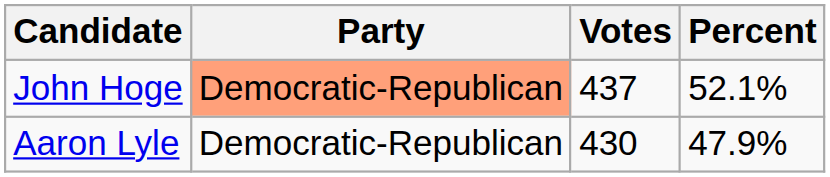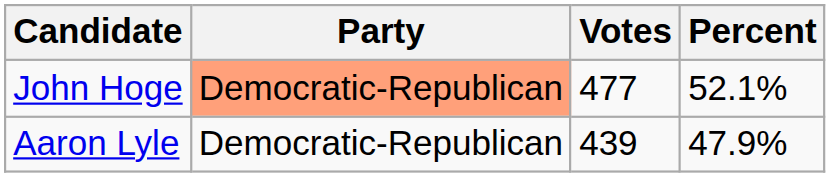(608, 87) 437 -> (608, 87) 477
(608, 143) 430 -> (608, 143) 439
